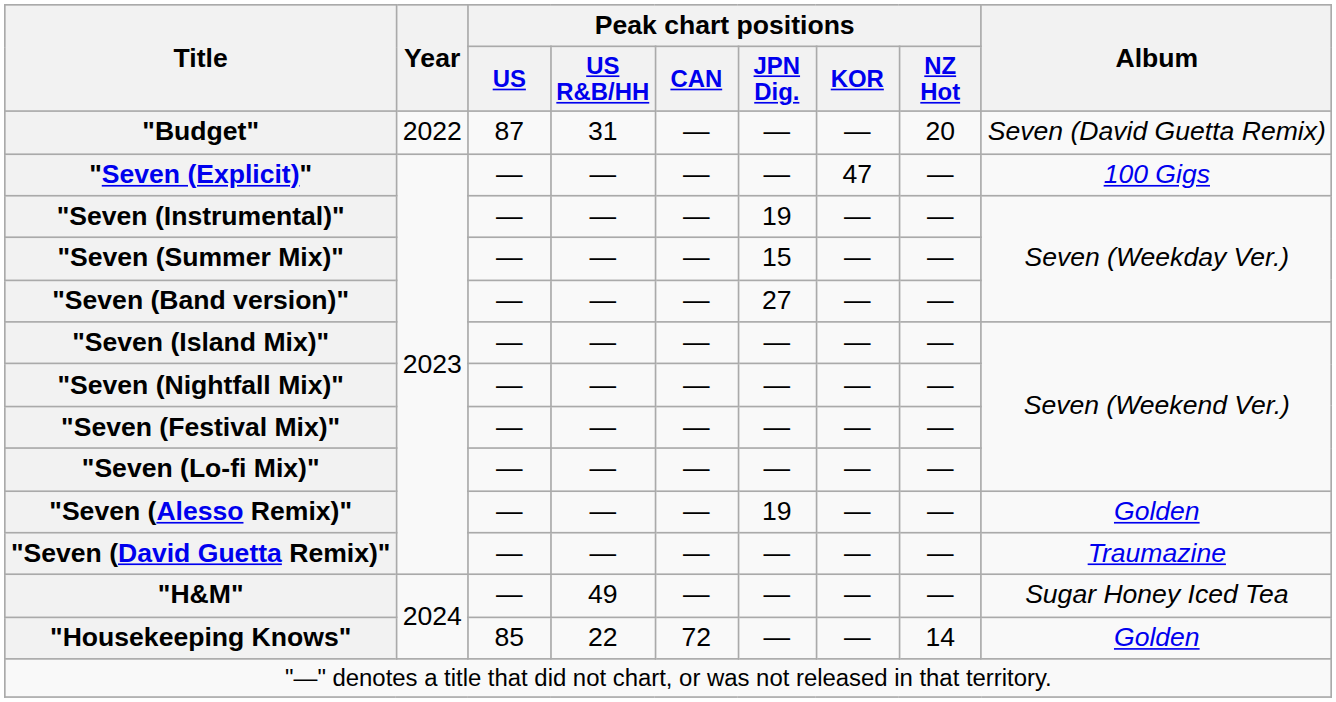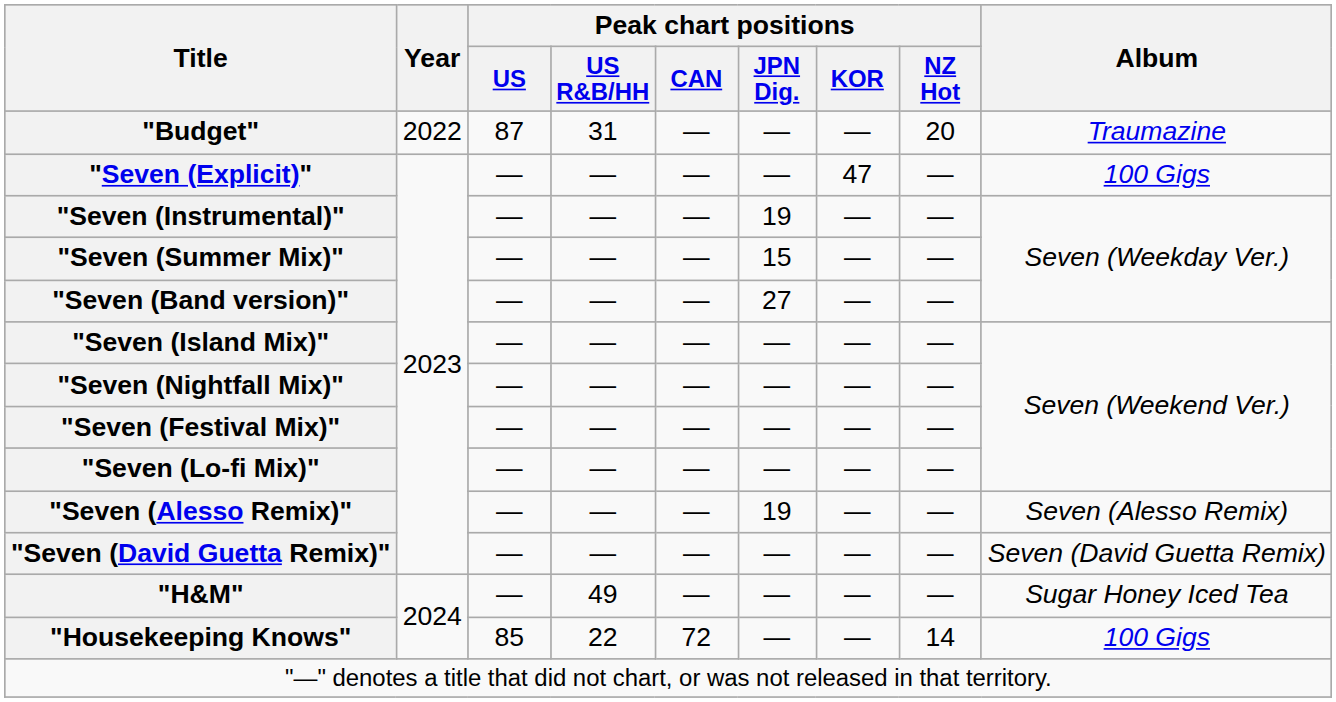(1157, 132) Seven (David Guetta Remix) -> (1157, 132) Traumazine
(1157, 511) Golden -> (1157, 511) Seven (Alesso Remix)
(1157, 553) Traumazine -> (1157, 553) Seven (David Guetta Remix)
(1157, 637) Golden -> (1157, 637) 100 Gigs
